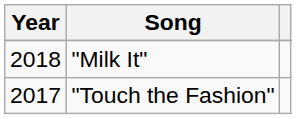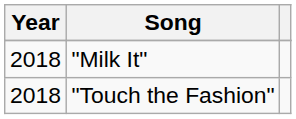(35, 95) 2017 -> (35, 95) 2018
